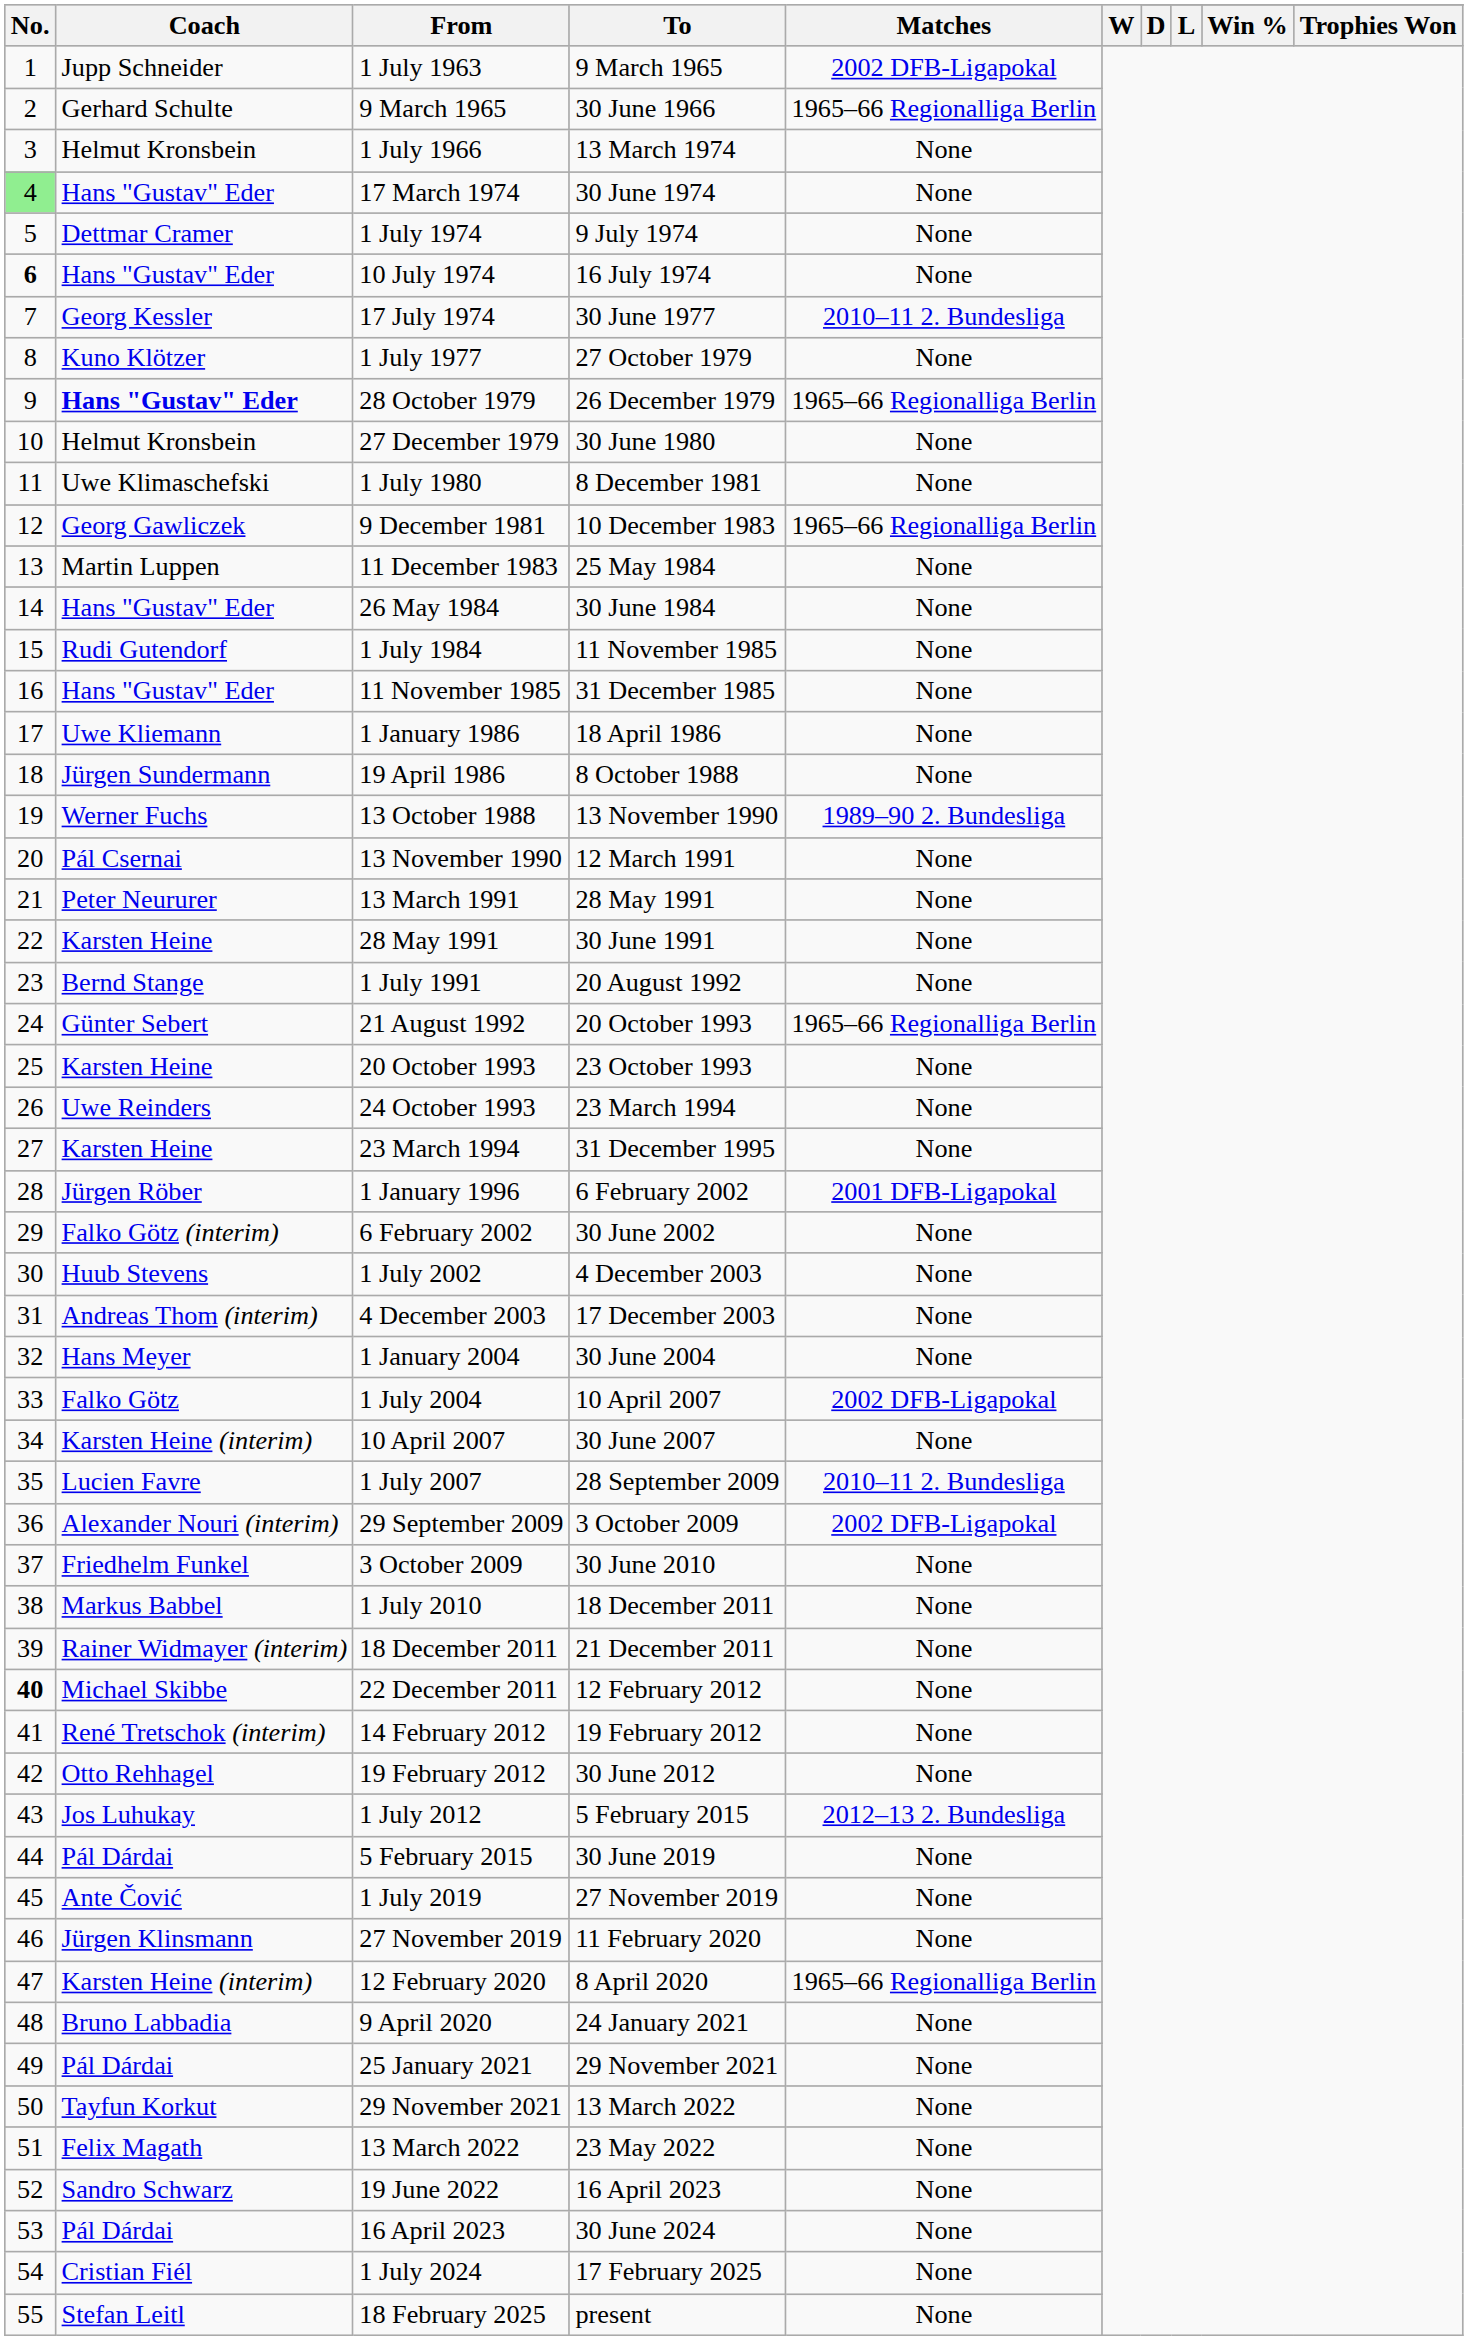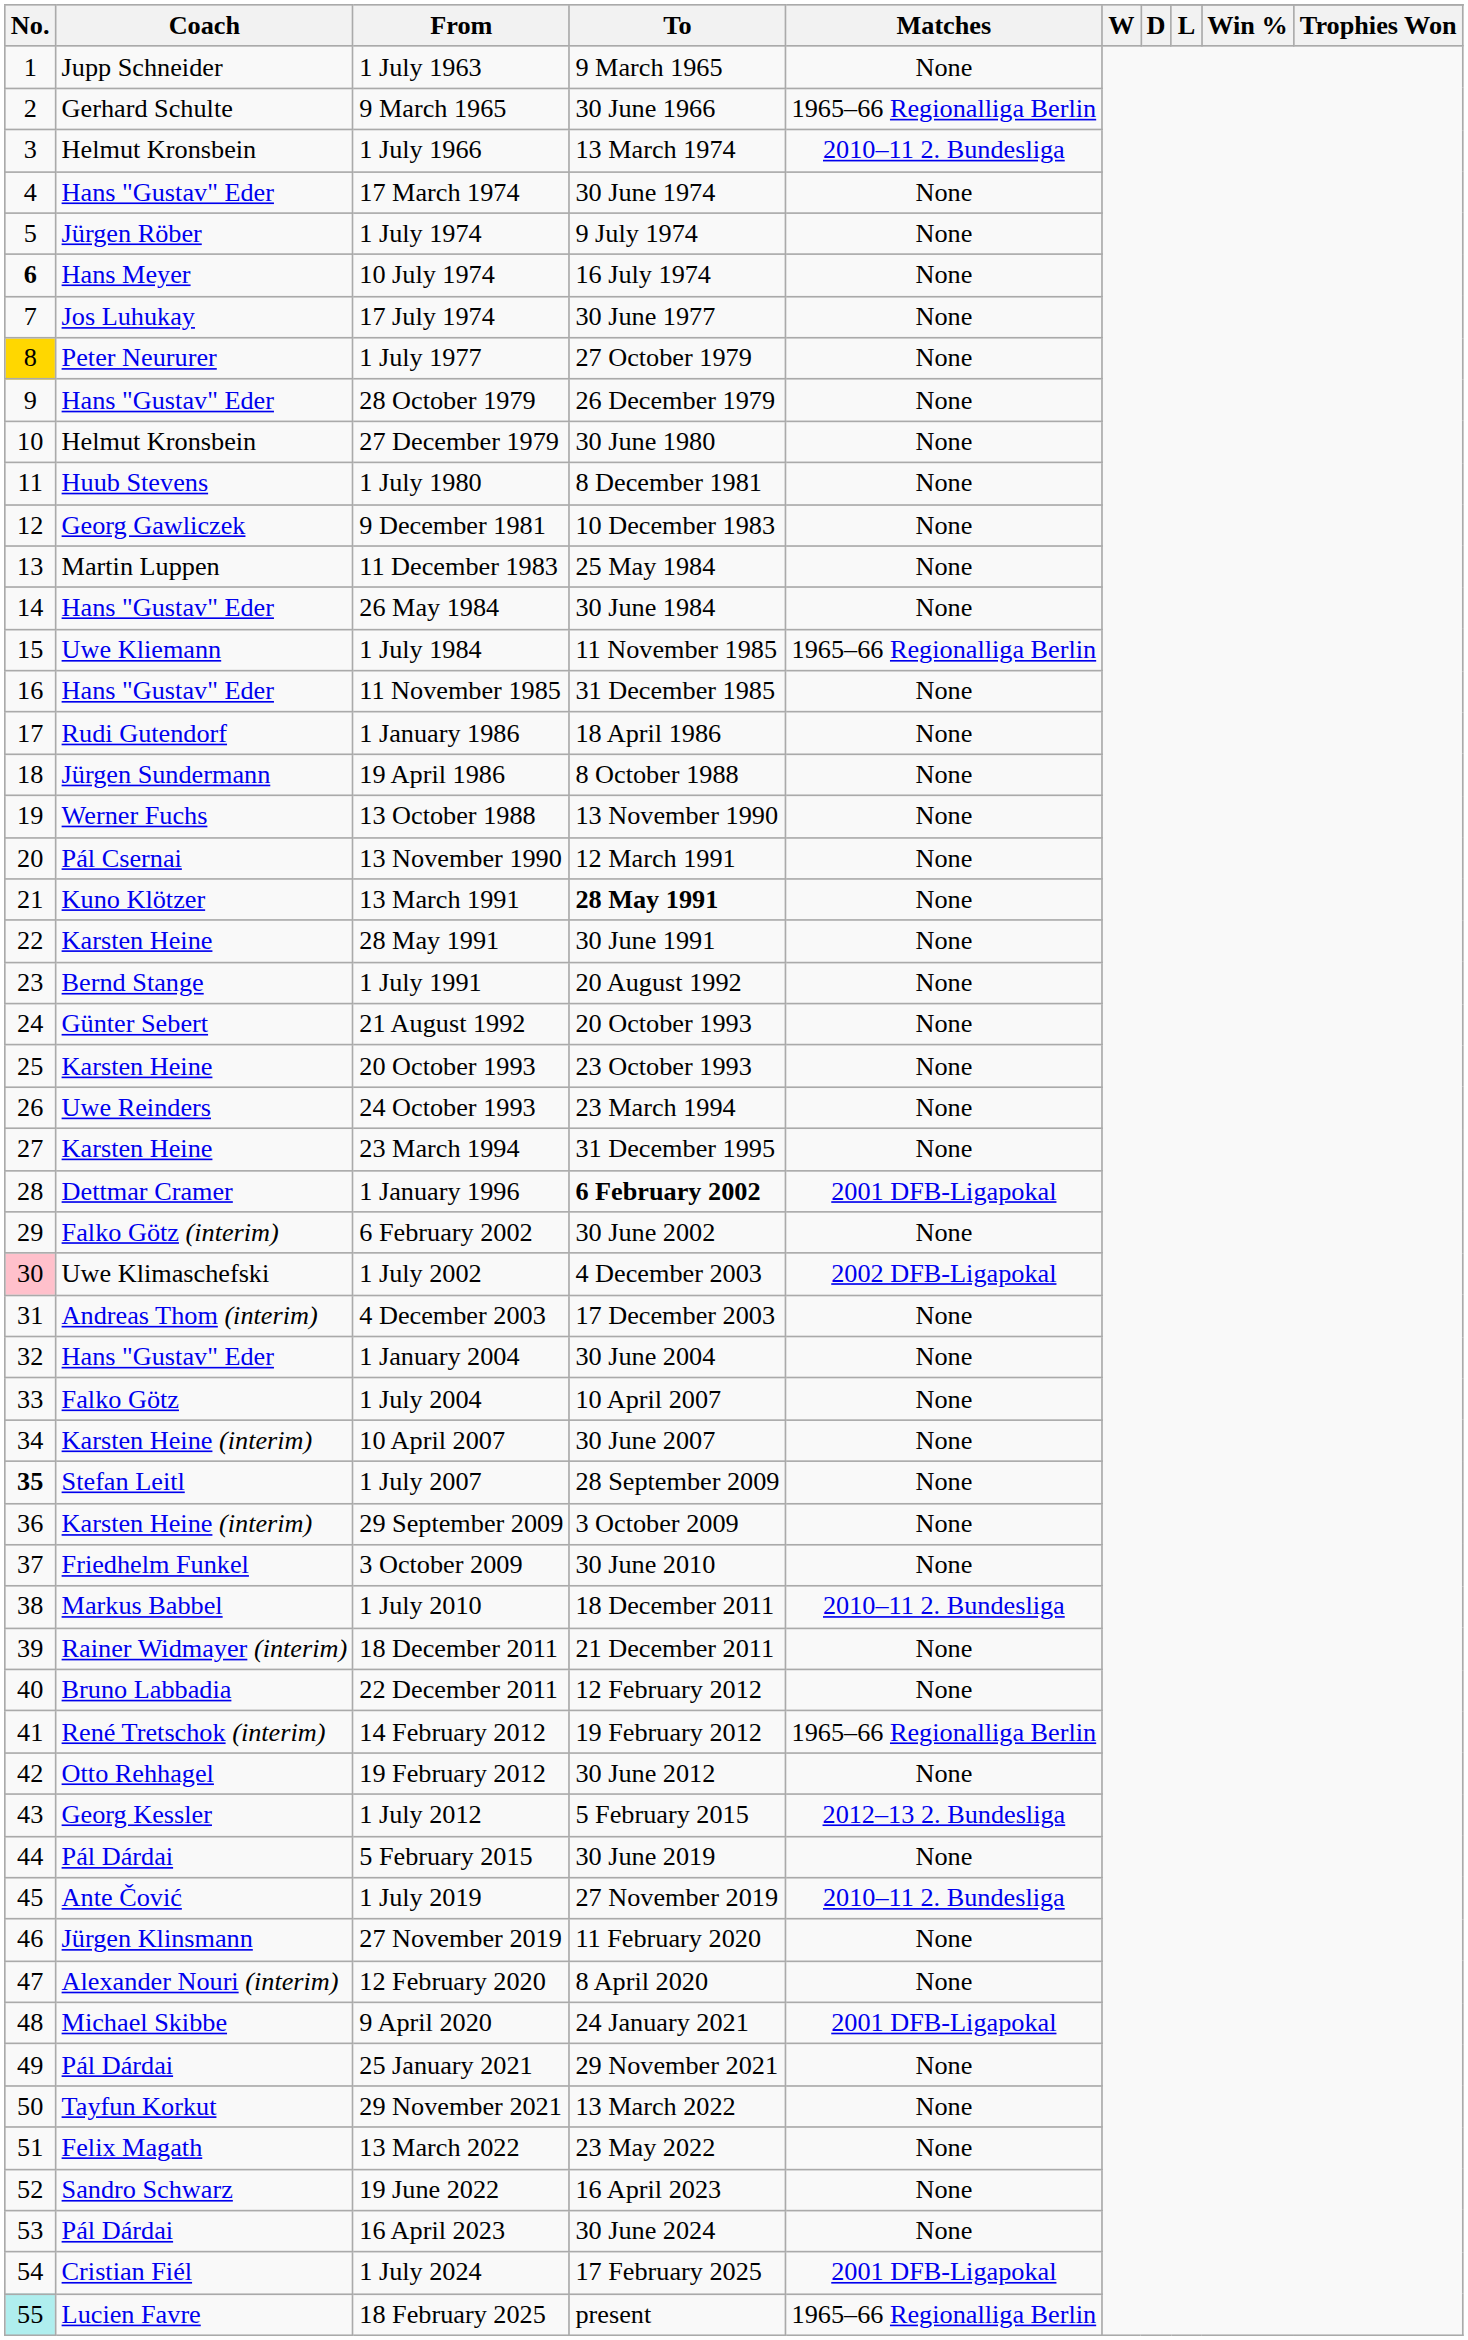(944, 66) 2002 DFB-Ligapokal -> (944, 66) None
(944, 150) None -> (944, 150) 2010–11 2. Bundesliga
(30, 191) lightgreen background -> (30, 191) no background
(147, 233) Dettmar Cramer -> (132, 233) Jürgen Röber
(168, 274) Hans "Gustav" Eder -> (126, 274) Hans Meyer
(137, 316) Georg Kessler -> (128, 316) Jos Luhukay
(944, 316) 2010–11 2. Bundesliga -> (944, 316) None
(30, 358) no background -> (30, 358) gold background
(133, 358) Kuno Klötzer -> (139, 358) Peter Neururer
(180, 399) bold -> (168, 399) normal
(944, 399) 1965–66 Regionalliga Berlin -> (944, 399) None
(165, 483) Uwe Klimaschefski -> (135, 483) Huub Stevens
(944, 524) 1965–66 Regionalliga Berlin -> (944, 524) None
(144, 649) Rudi Gutendorf -> (141, 649) Uwe Kliemann
(944, 649) None -> (944, 649) 1965–66 Regionalliga Berlin
(141, 732) Uwe Kliemann -> (144, 732) Rudi Gutendorf
(944, 815) 1989–90 2. Bundesliga -> (944, 815) None
(139, 899) Peter Neururer -> (133, 899) Kuno Klötzer
(645, 899) normal -> (647, 899) bold
(944, 1024) 1965–66 Regionalliga Berlin -> (944, 1024) None
(132, 1190) Jürgen Röber -> (147, 1190) Dettmar Cramer
(662, 1190) normal -> (668, 1190) bold
(30, 1273) no background -> (30, 1273) pink background
(135, 1273) Huub Stevens -> (165, 1273) Uwe Klimaschefski
(944, 1273) None -> (944, 1273) 2002 DFB-Ligapokal
(126, 1356) Hans Meyer -> (168, 1356) Hans "Gustav" Eder
(944, 1398) 2002 DFB-Ligapokal -> (944, 1398) None
(30, 1481) normal -> (30, 1481) bold
(131, 1481) Lucien Favre -> (123, 1481) Stefan Leitl
(944, 1481) 2010–11 2. Bundesliga -> (944, 1481) None
(200, 1523) Alexander Nouri (interim) -> (187, 1523) Karsten Heine (interim)
(944, 1523) 2002 DFB-Ligapokal -> (944, 1523) None
(944, 1606) None -> (944, 1606) 2010–11 2. Bundesliga
(30, 1689) bold -> (30, 1689) normal
(144, 1689) Michael Skibbe -> (147, 1689) Bruno Labbadia
(944, 1731) None -> (944, 1731) 1965–66 Regionalliga Berlin
(128, 1814) Jos Luhukay -> (137, 1814) Georg Kessler
(944, 1897) None -> (944, 1897) 2010–11 2. Bundesliga
(187, 1981) Karsten Heine (interim) -> (200, 1981) Alexander Nouri (interim)
(944, 1981) 1965–66 Regionalliga Berlin -> (944, 1981) None
(147, 2022) Bruno Labbadia -> (144, 2022) Michael Skibbe
(944, 2022) None -> (944, 2022) 2001 DFB-Ligapokal
(944, 2272) None -> (944, 2272) 2001 DFB-Ligapokal
(30, 2314) no background -> (30, 2314) paleturquoise background
(123, 2314) Stefan Leitl -> (131, 2314) Lucien Favre
(944, 2314) None -> (944, 2314) 1965–66 Regionalliga Berlin
